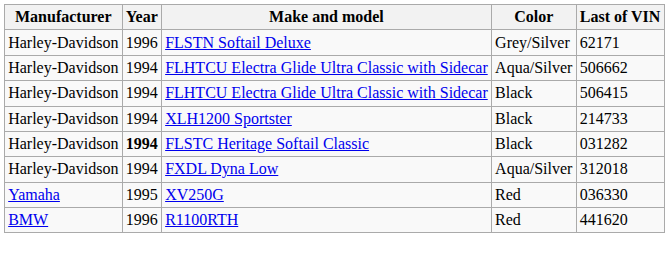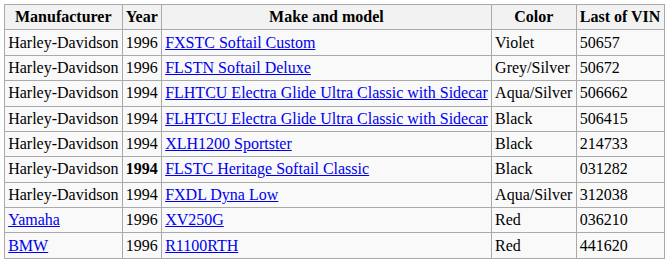+ row: (240, 42)
(600, 42) 62171 -> (600, 67) 50672
(604, 169) 312018 -> (604, 194) 312038
(142, 194) 1995 -> (142, 220) 1996
(604, 194) 036330 -> (604, 220) 036210
